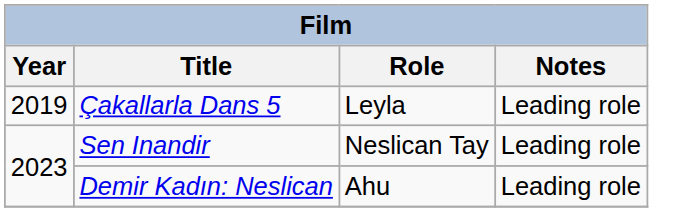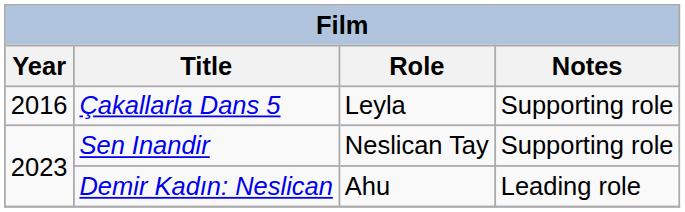(39, 106) 2019 -> (39, 106) 2016
(571, 106) Leading role -> (587, 106) Supporting role
(571, 146) Leading role -> (587, 146) Supporting role
